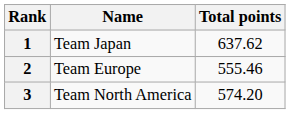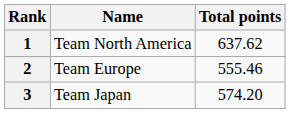(93, 43) Team Japan -> (123, 43) Team North America
(123, 95) Team North America -> (93, 95) Team Japan
